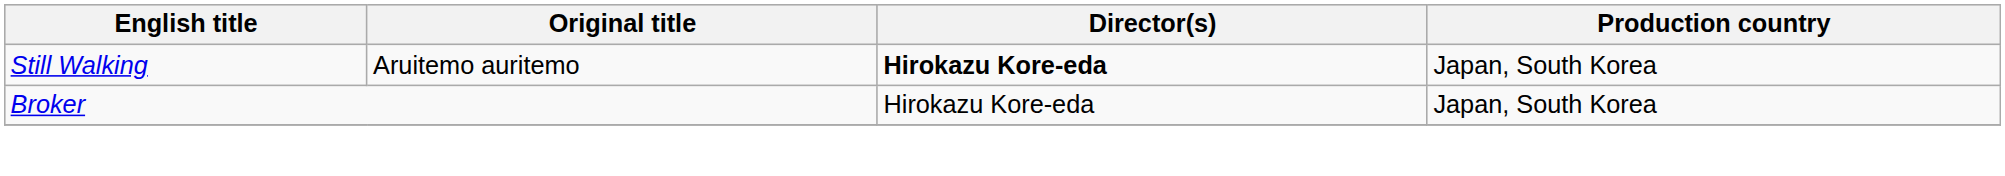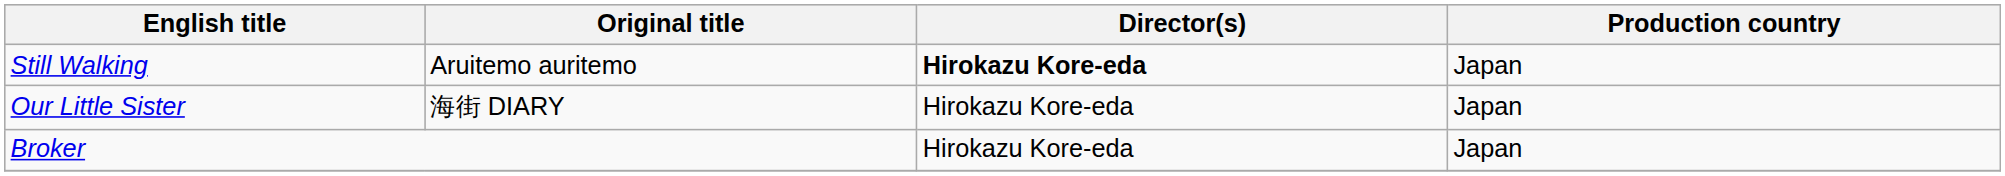(1545, 64) Japan, South Korea -> (1488, 64) Japan
+ row: (98, 107)
(1545, 104) Japan, South Korea -> (1488, 149) Japan
